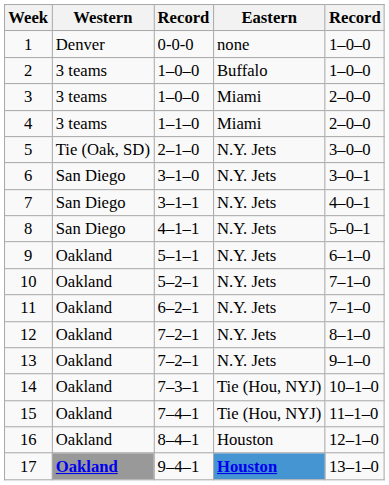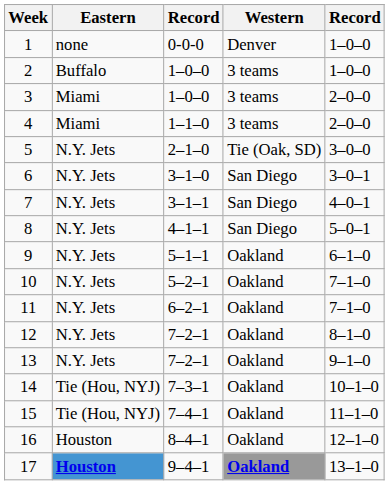columns swapped: (269, 17) <-> (103, 17)
